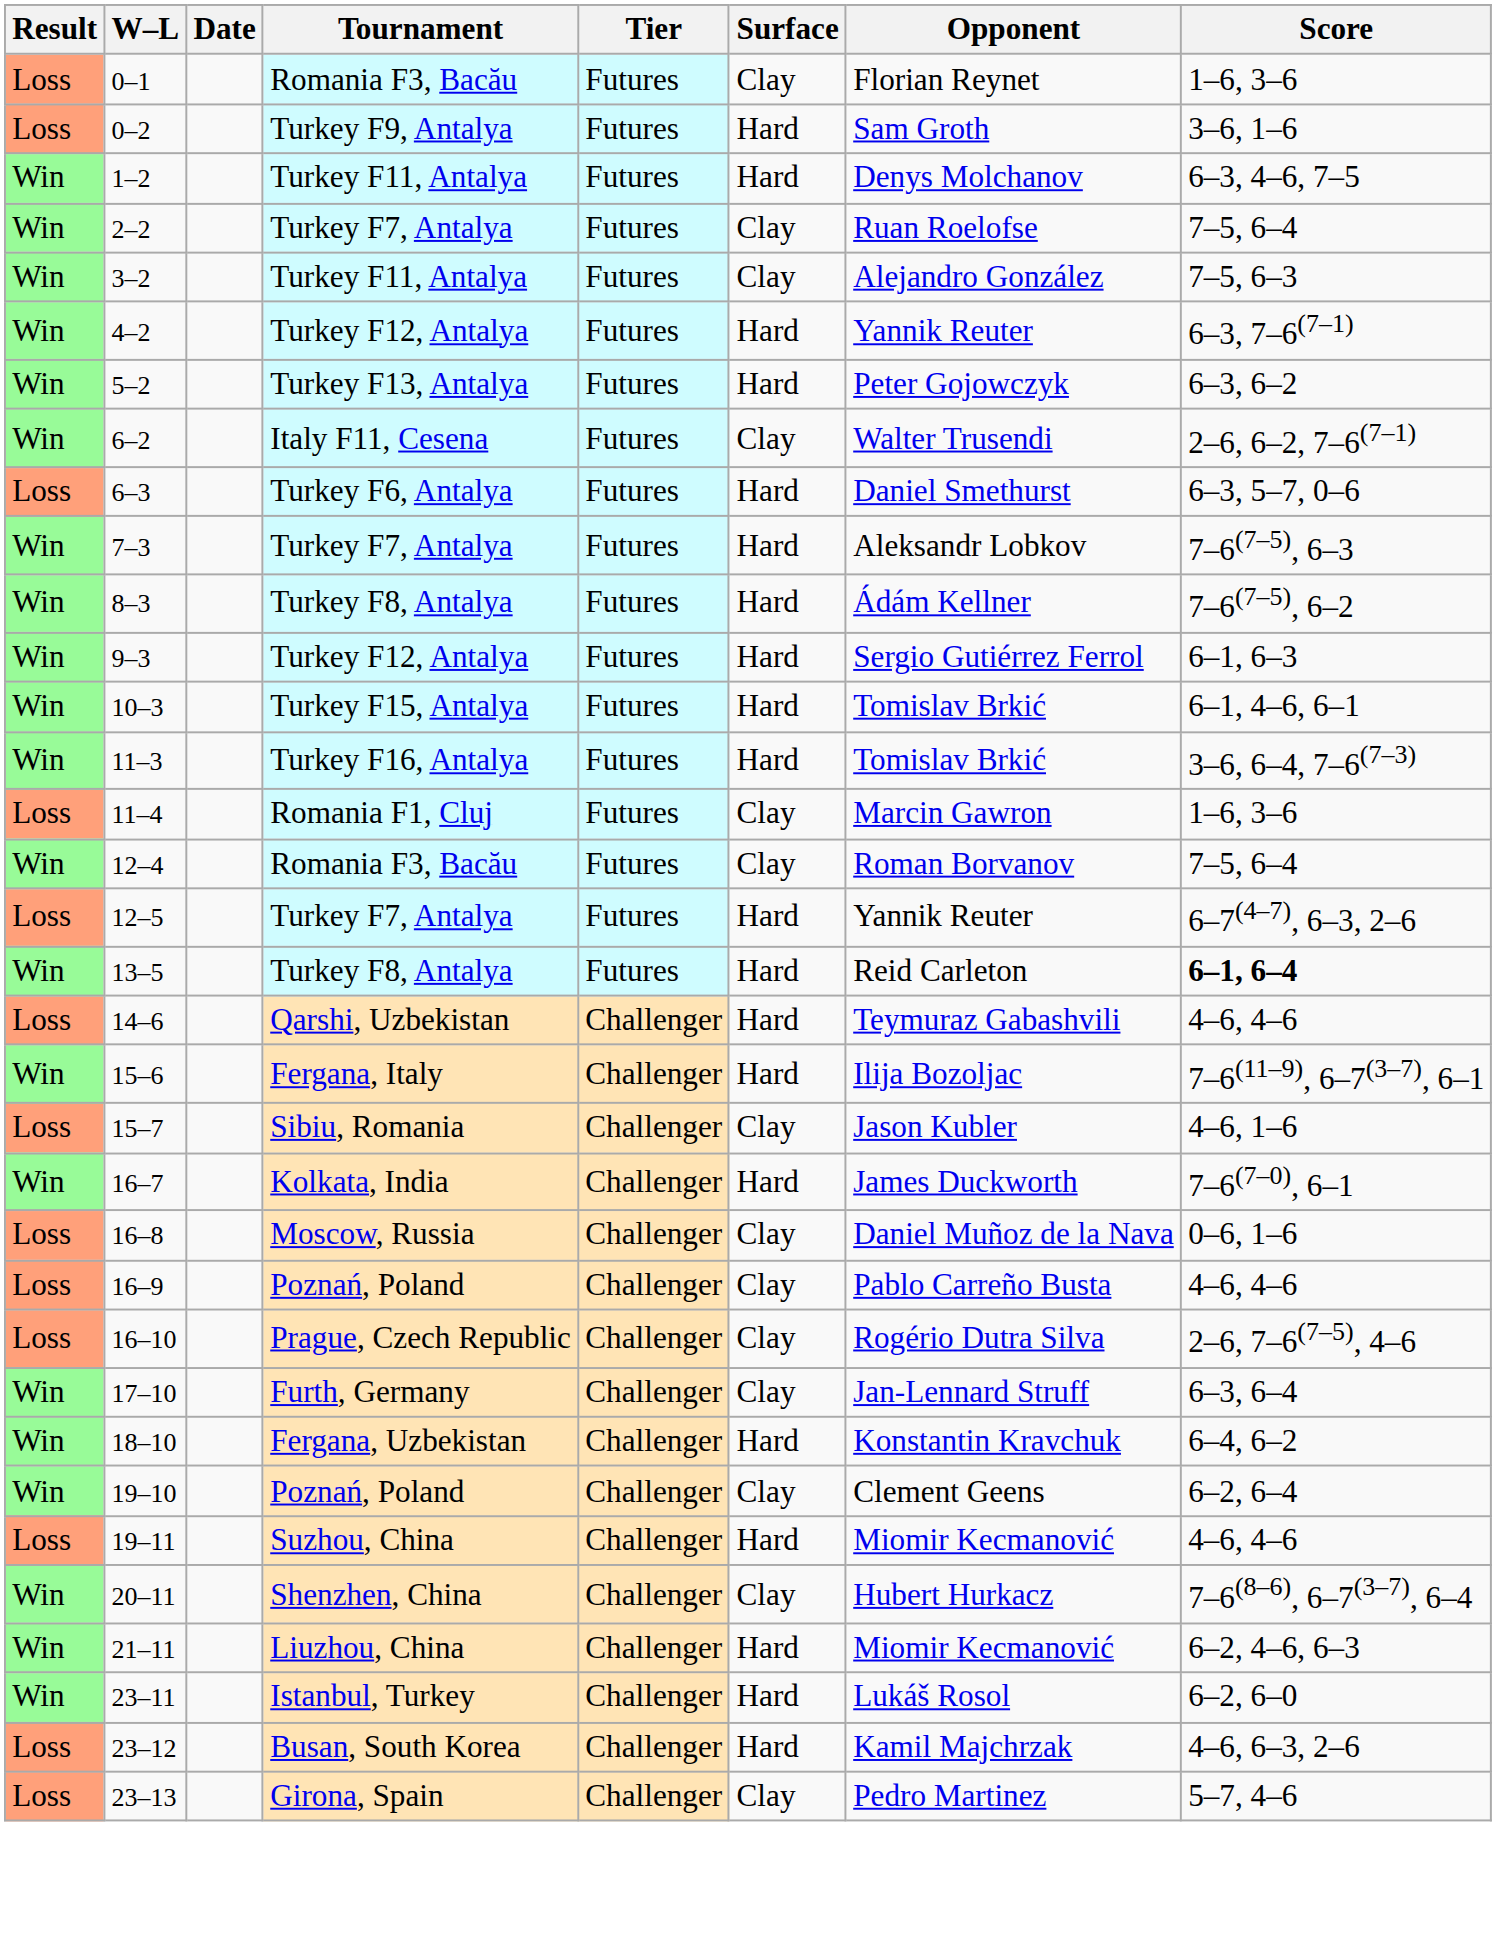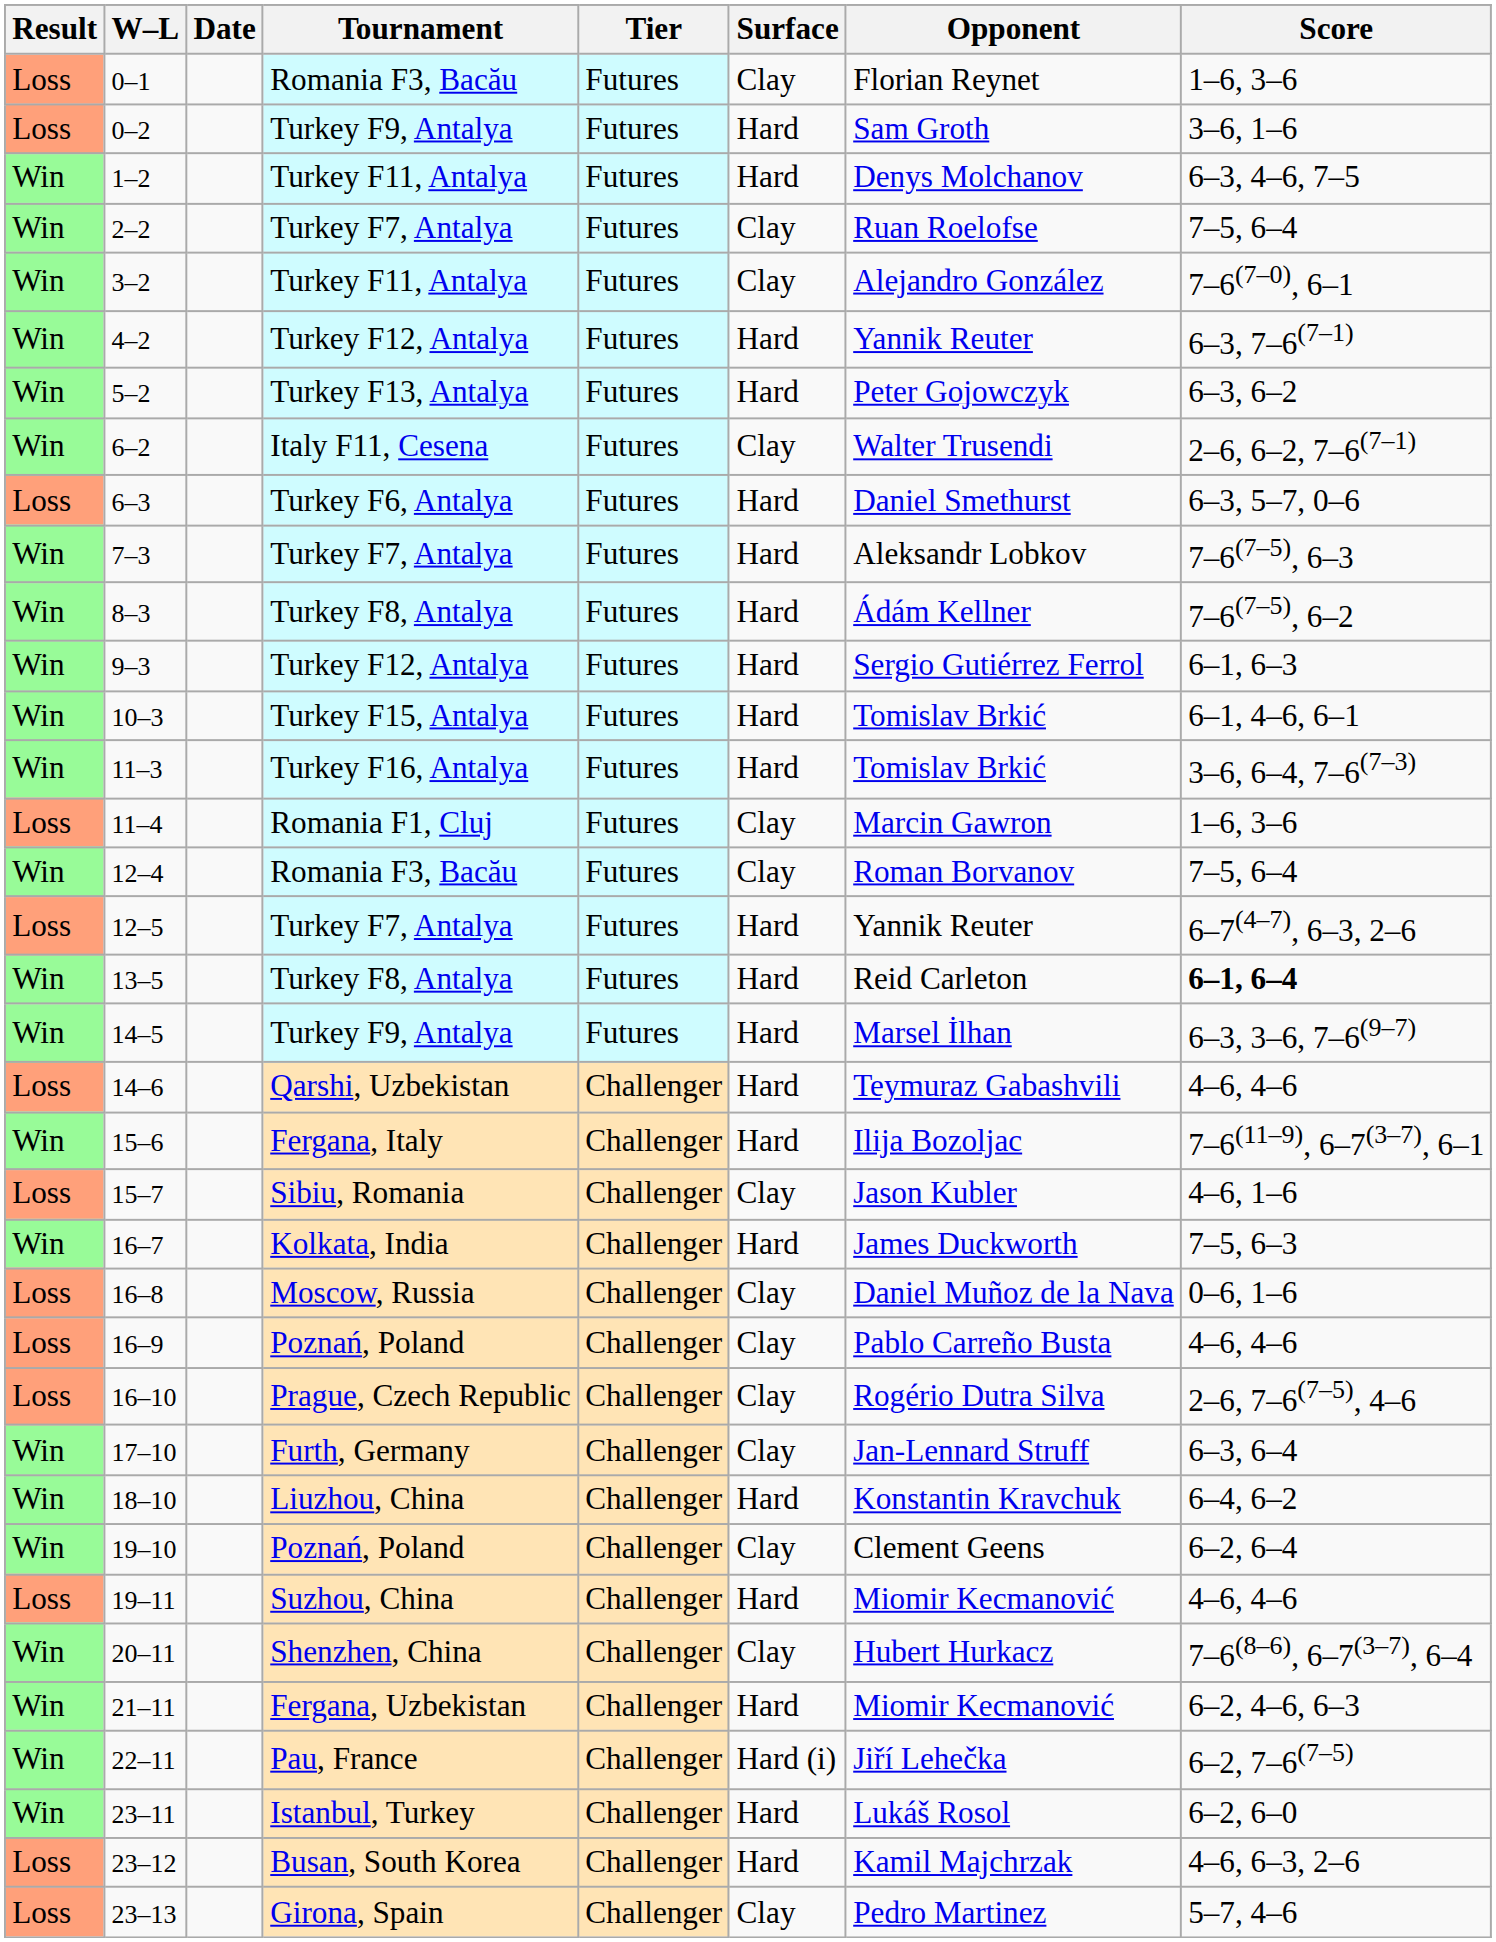(1243, 276) 7–5, 6–3 -> (1271, 280) 7–6(7–0), 6–1
+ row: (137, 1034)
(1271, 1181) 7–6(7–0), 6–1 -> (1243, 1243) 7–5, 6–3
(398, 1441) Fergana, Uzbekistan -> (367, 1499) Liuzhou, China
(367, 1647) Liuzhou, China -> (398, 1705) Fergana, Uzbekistan
+ row: (144, 1761)
